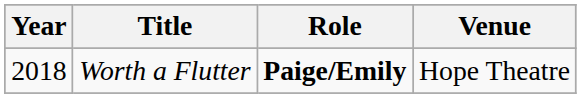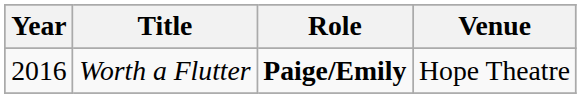(39, 70) 2018 -> (39, 70) 2016
